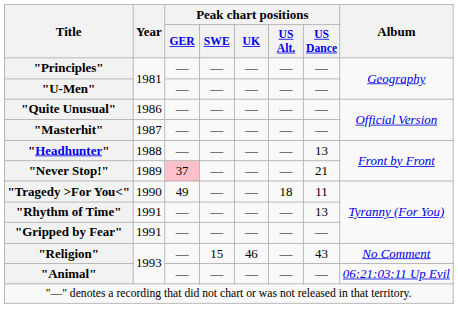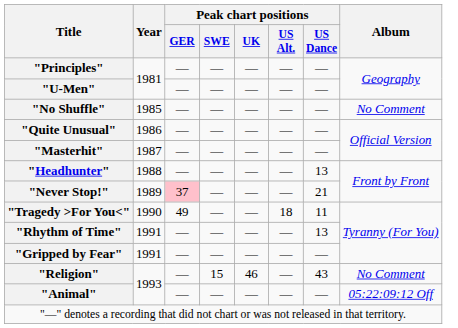+ row: (69, 109)
(396, 273) 06:21:03:11 Up Evil -> (391, 294) 05:22:09:12 Off
